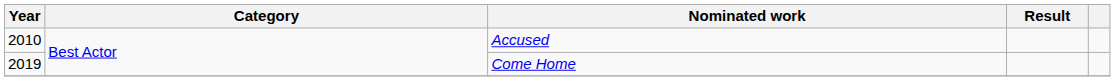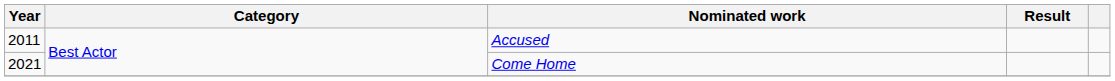(25, 40) 2010 -> (24, 40) 2011
(25, 64) 2019 -> (25, 64) 2021
